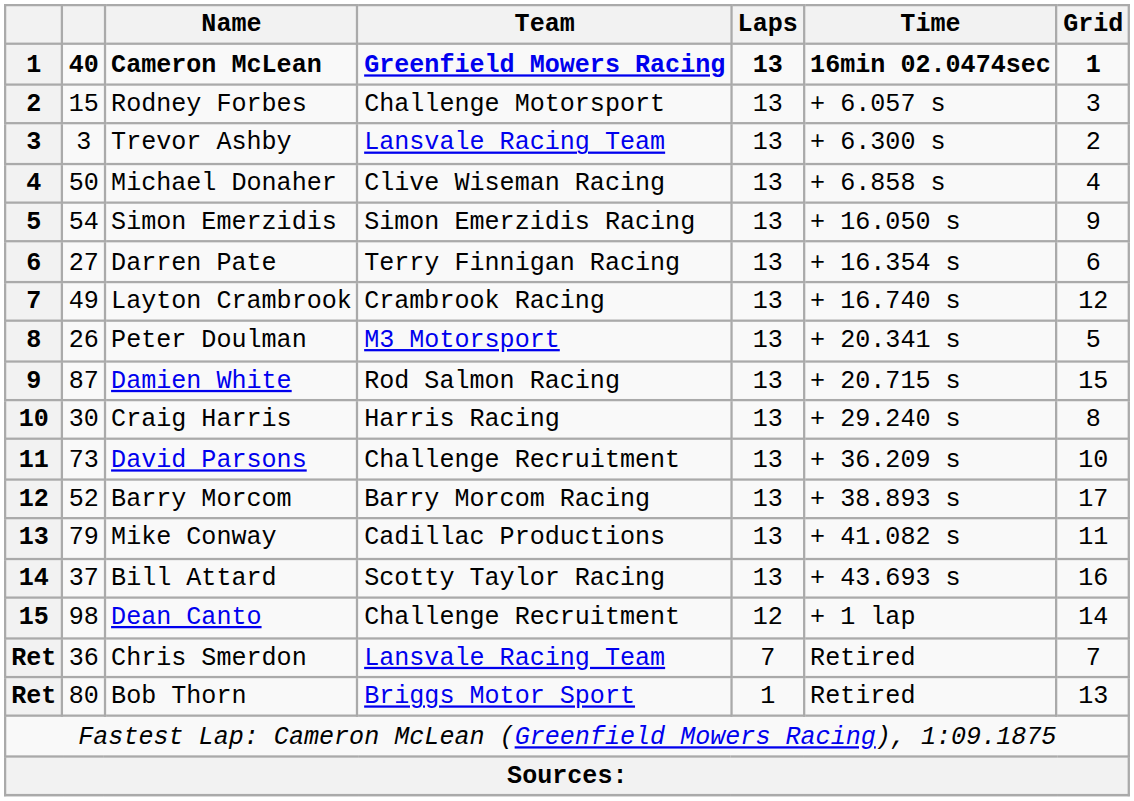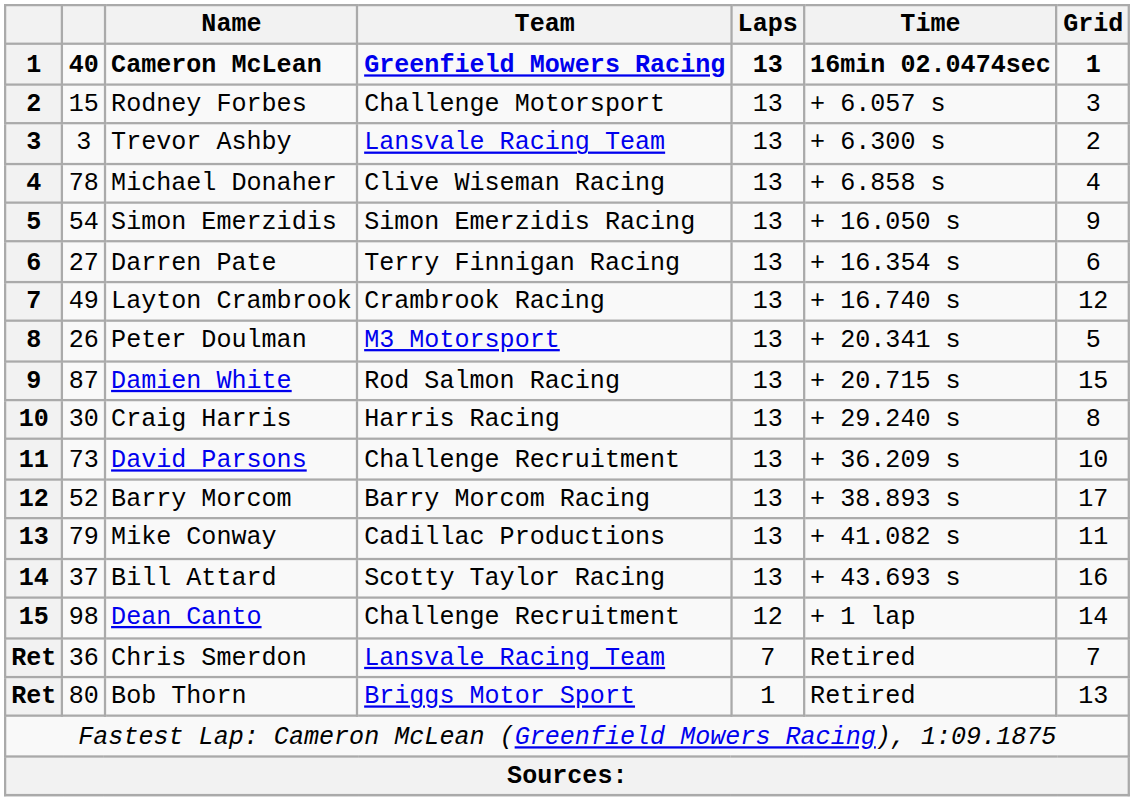(84, 183) 50 -> (84, 183) 78
